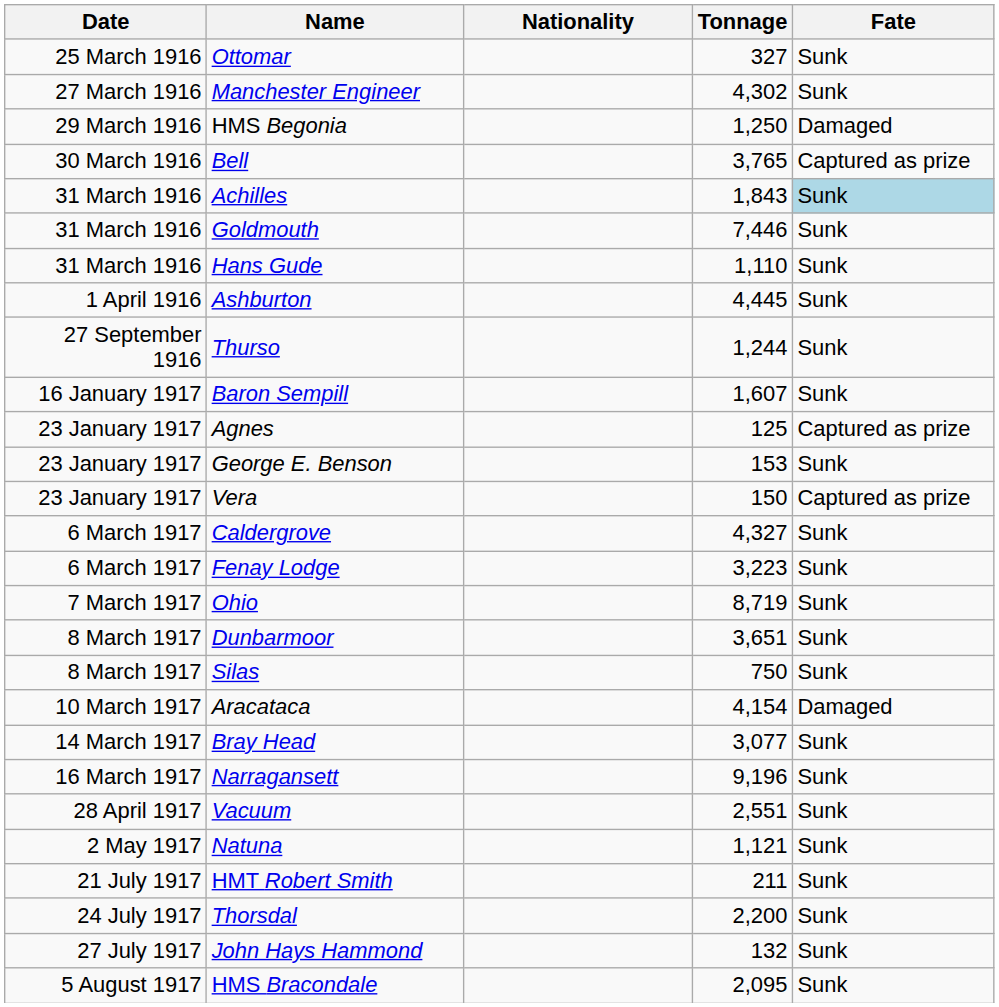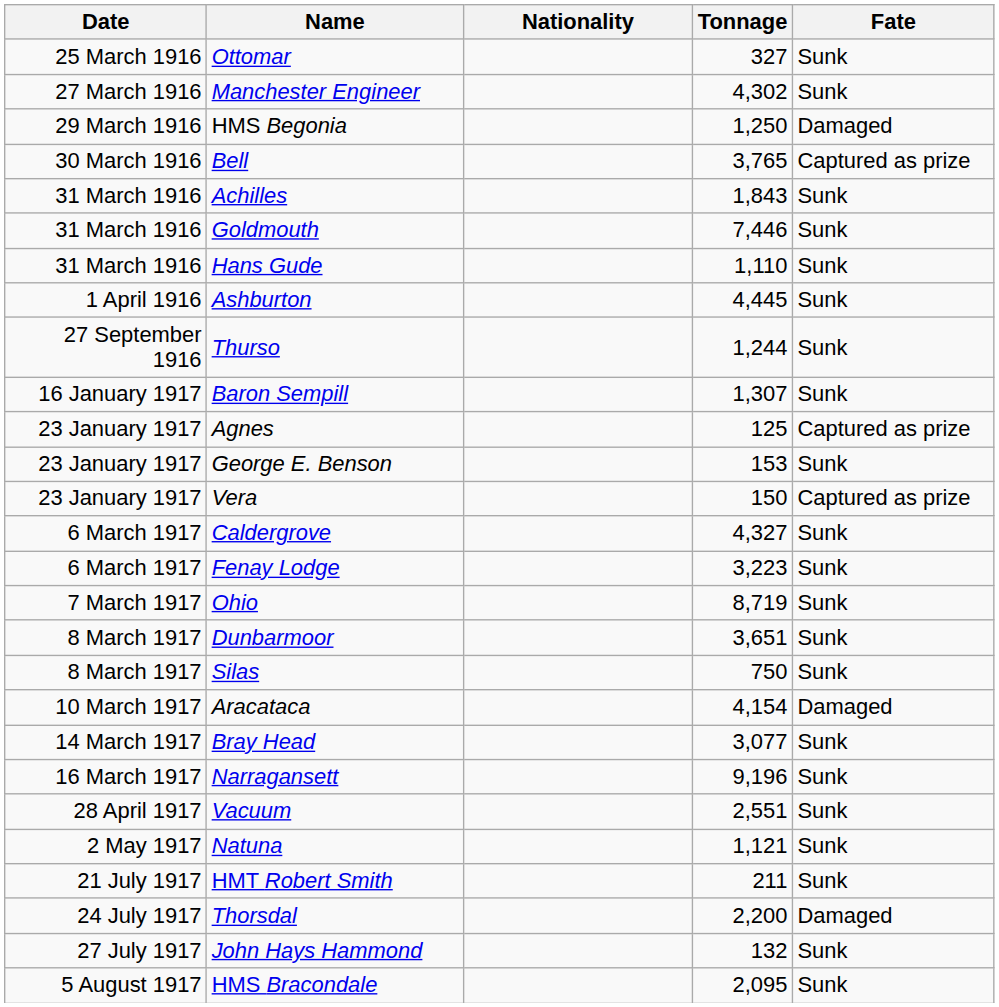(822, 195) lightblue background -> (822, 195) no background
(760, 394) 1,607 -> (760, 394) 1,307
(822, 915) Sunk -> (845, 915) Damaged
